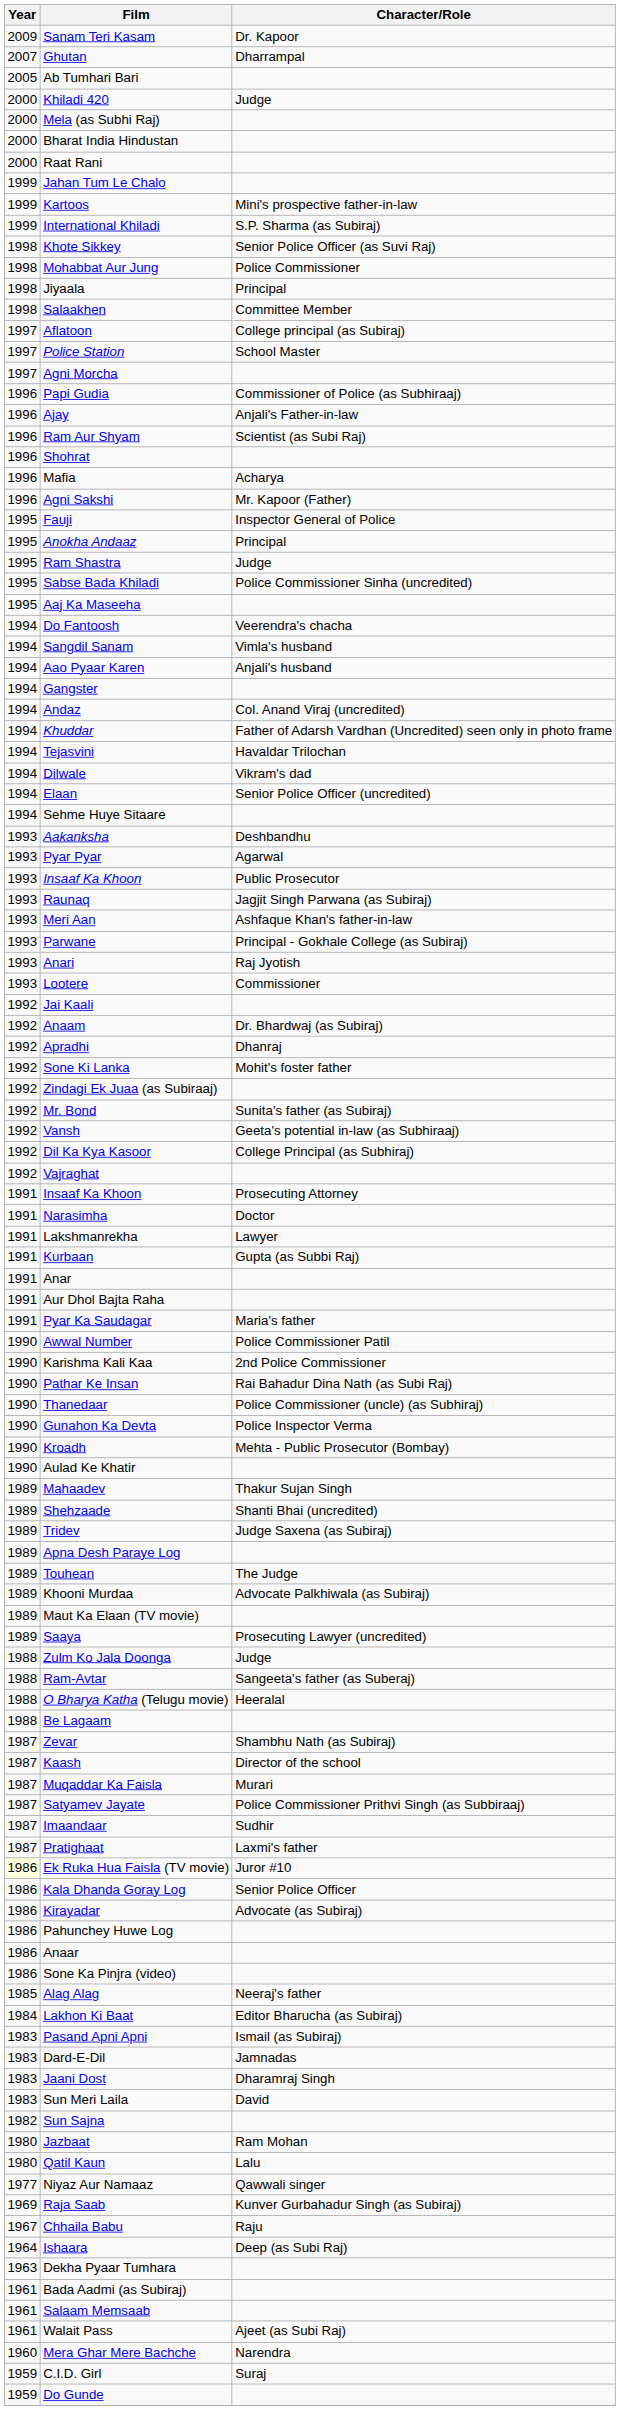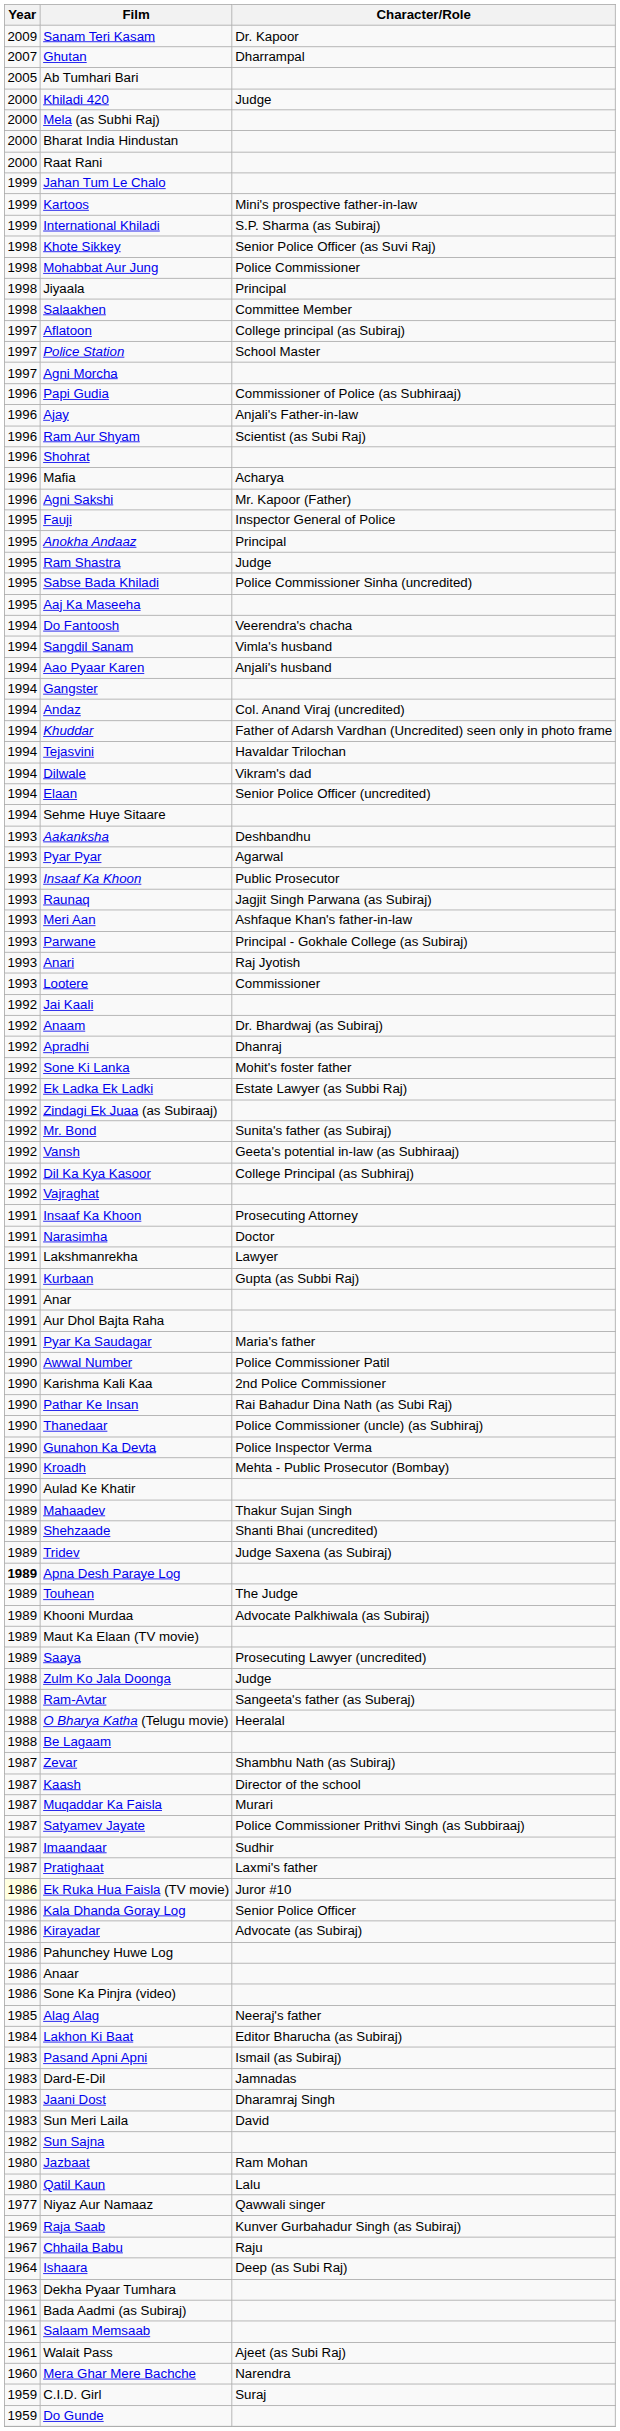+ row: (98, 1089)
(22, 1552) normal -> (22, 1573) bold
